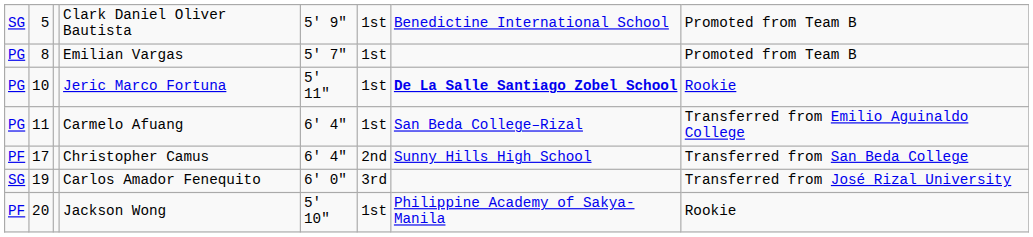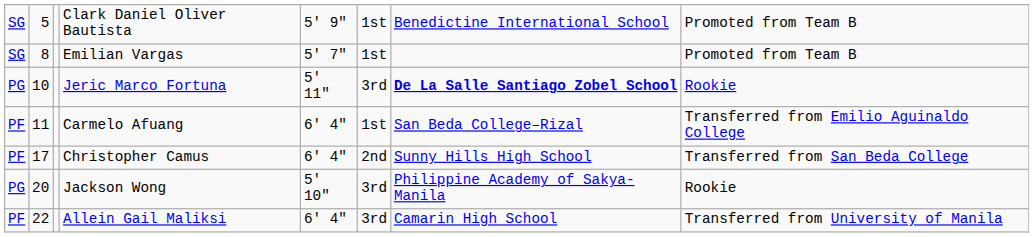(17, 56) PG -> (17, 56) SG
(374, 87) 1st -> (374, 87) 3rd
(17, 126) PG -> (17, 126) PF
- row: (162, 181)
(17, 212) PF -> (17, 189) PG
(374, 212) 1st -> (374, 189) 3rd
+ row: (145, 220)
